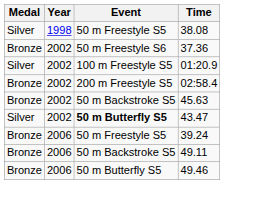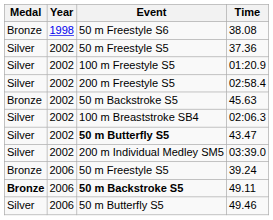(21, 30) Silver -> (24, 30) Bronze
(121, 30) 50 m Freestyle S5 -> (124, 30) 50 m Freestyle S6
(24, 48) Bronze -> (21, 48) Silver
(121, 48) 50 m Freestyle S6 -> (124, 48) 50 m Freestyle S5
(24, 83) Bronze -> (21, 83) Silver
+ row: (247, 118)
+ row: (247, 153)
(24, 153) normal -> (26, 188) bold
(126, 153) normal -> (131, 188) bold
(24, 170) Bronze -> (21, 205) Silver
